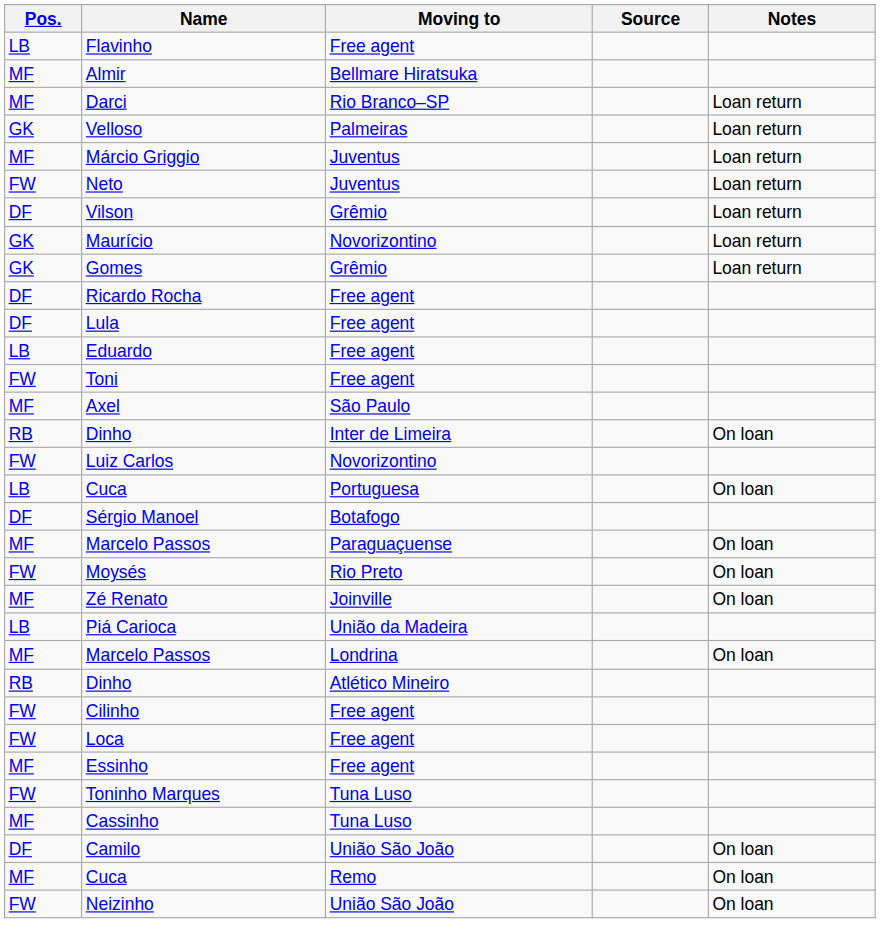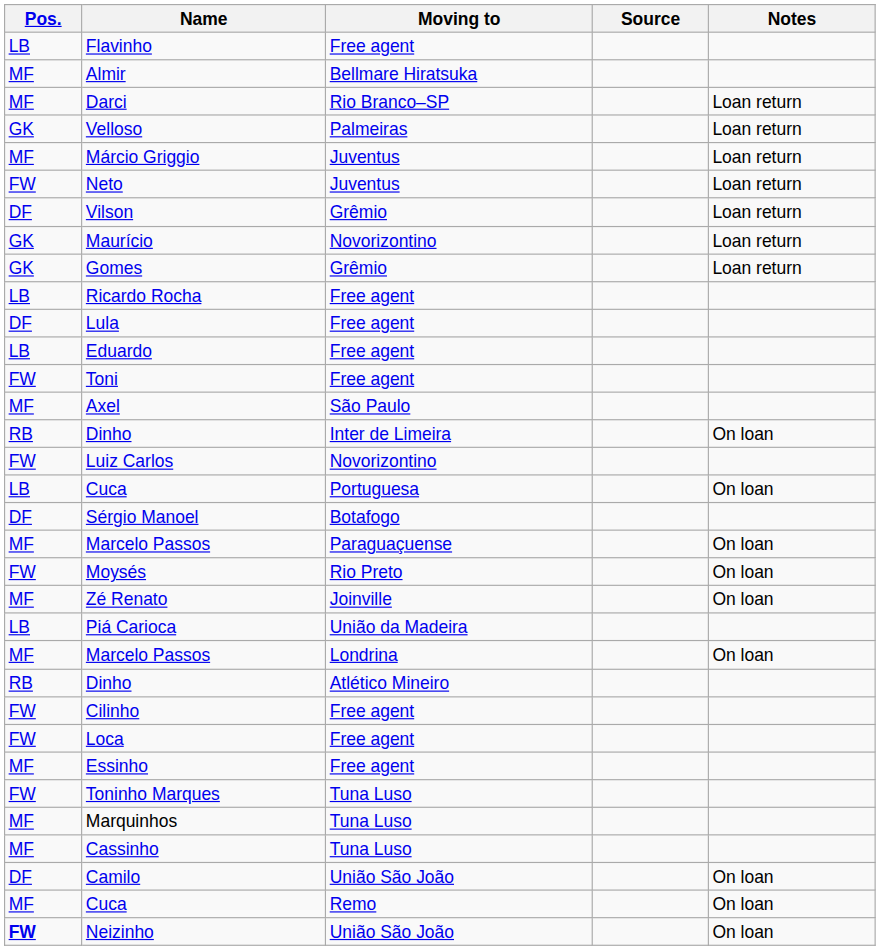(20, 295) DF -> (19, 295) LB
+ row: (131, 821)
(22, 904) normal -> (22, 932) bold
